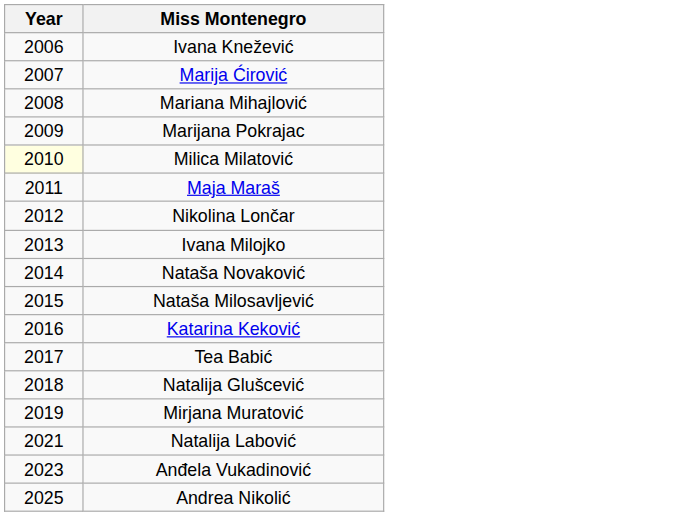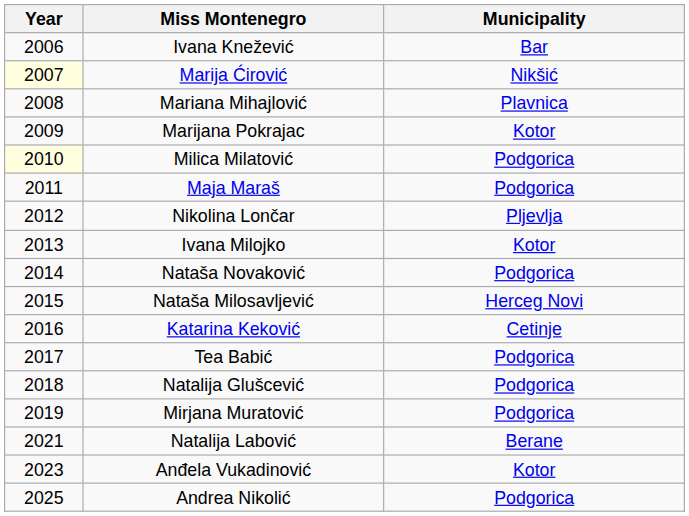+ column: (534, 19)
(44, 75) no background -> (44, 75) lightyellow background
